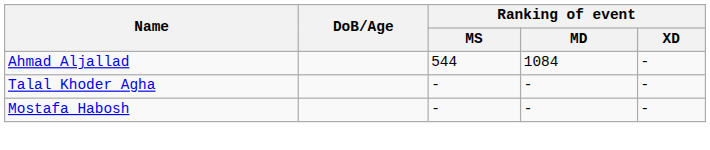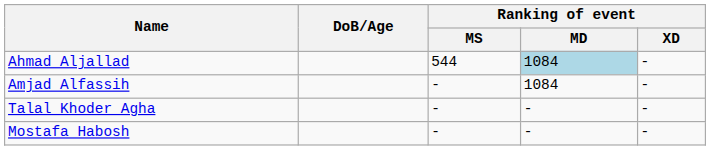(541, 63) no background -> (541, 63) lightblue background
+ row: (69, 87)
